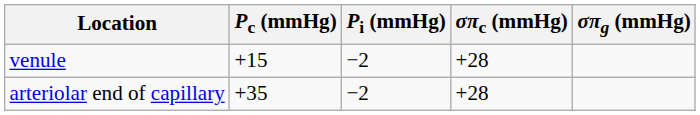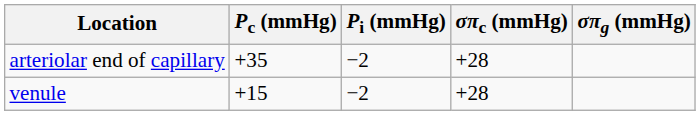rows swapped: (117, 93) <-> (38, 60)
